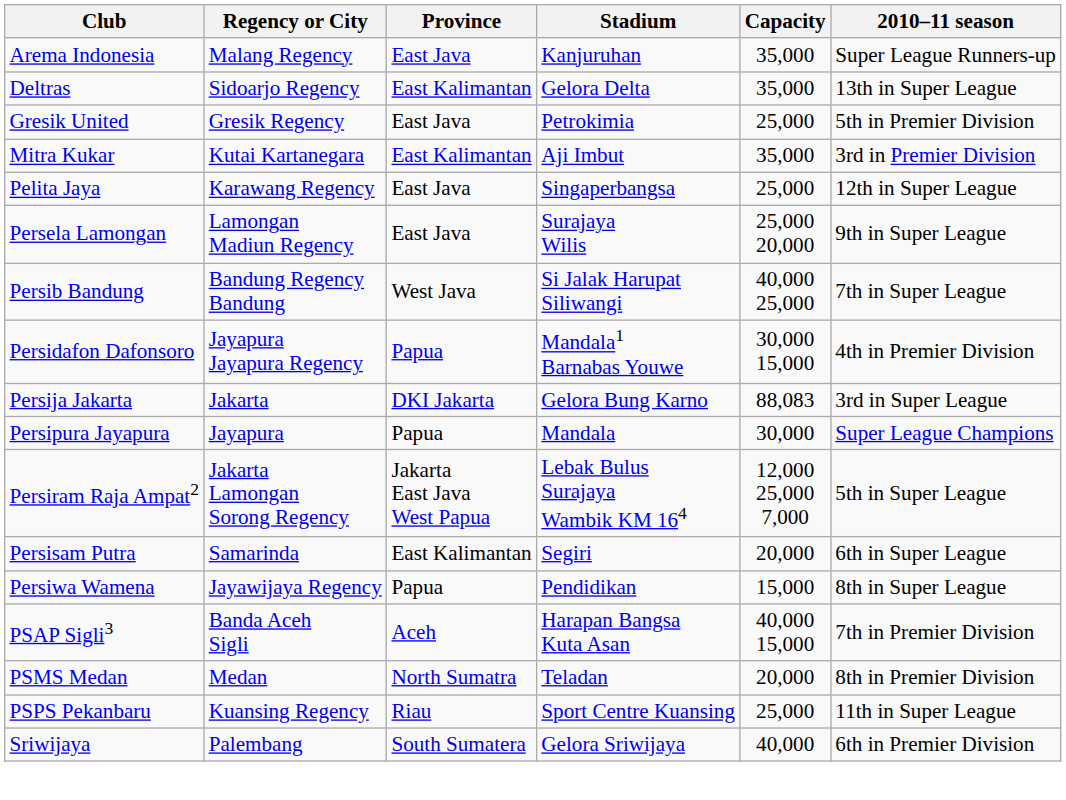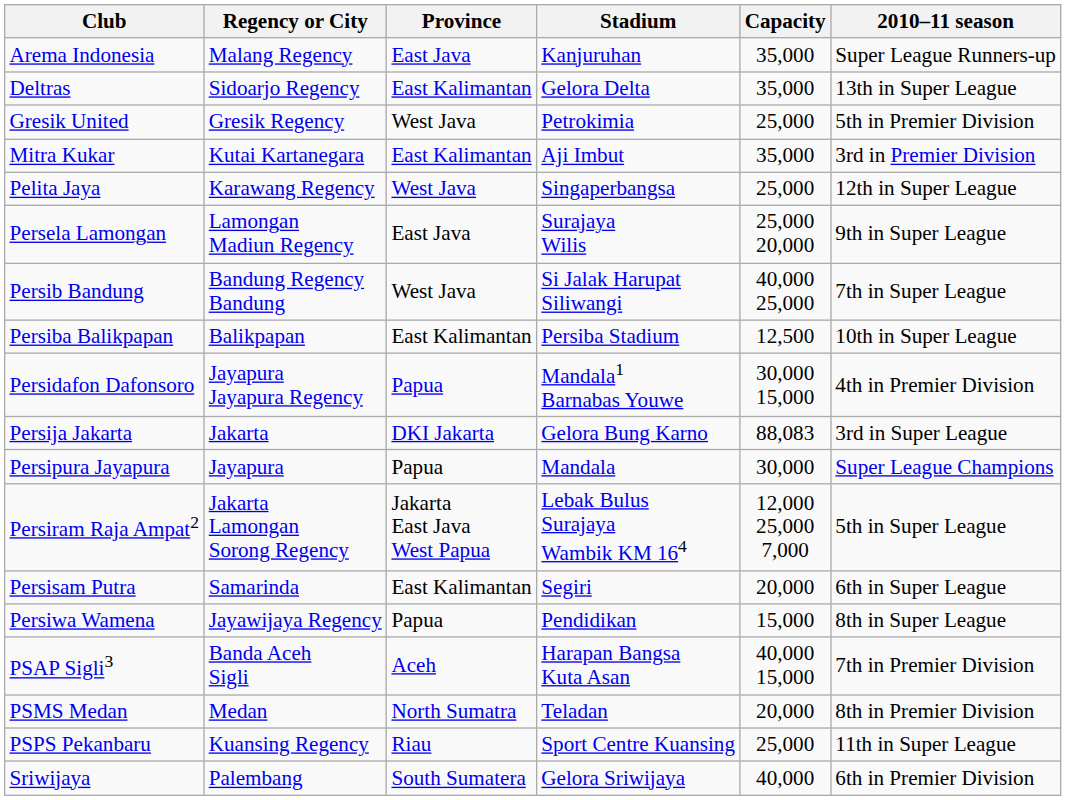(431, 121) East Java -> (434, 121) West Java
(431, 188) East Java -> (434, 188) West Java
+ row: (91, 336)
